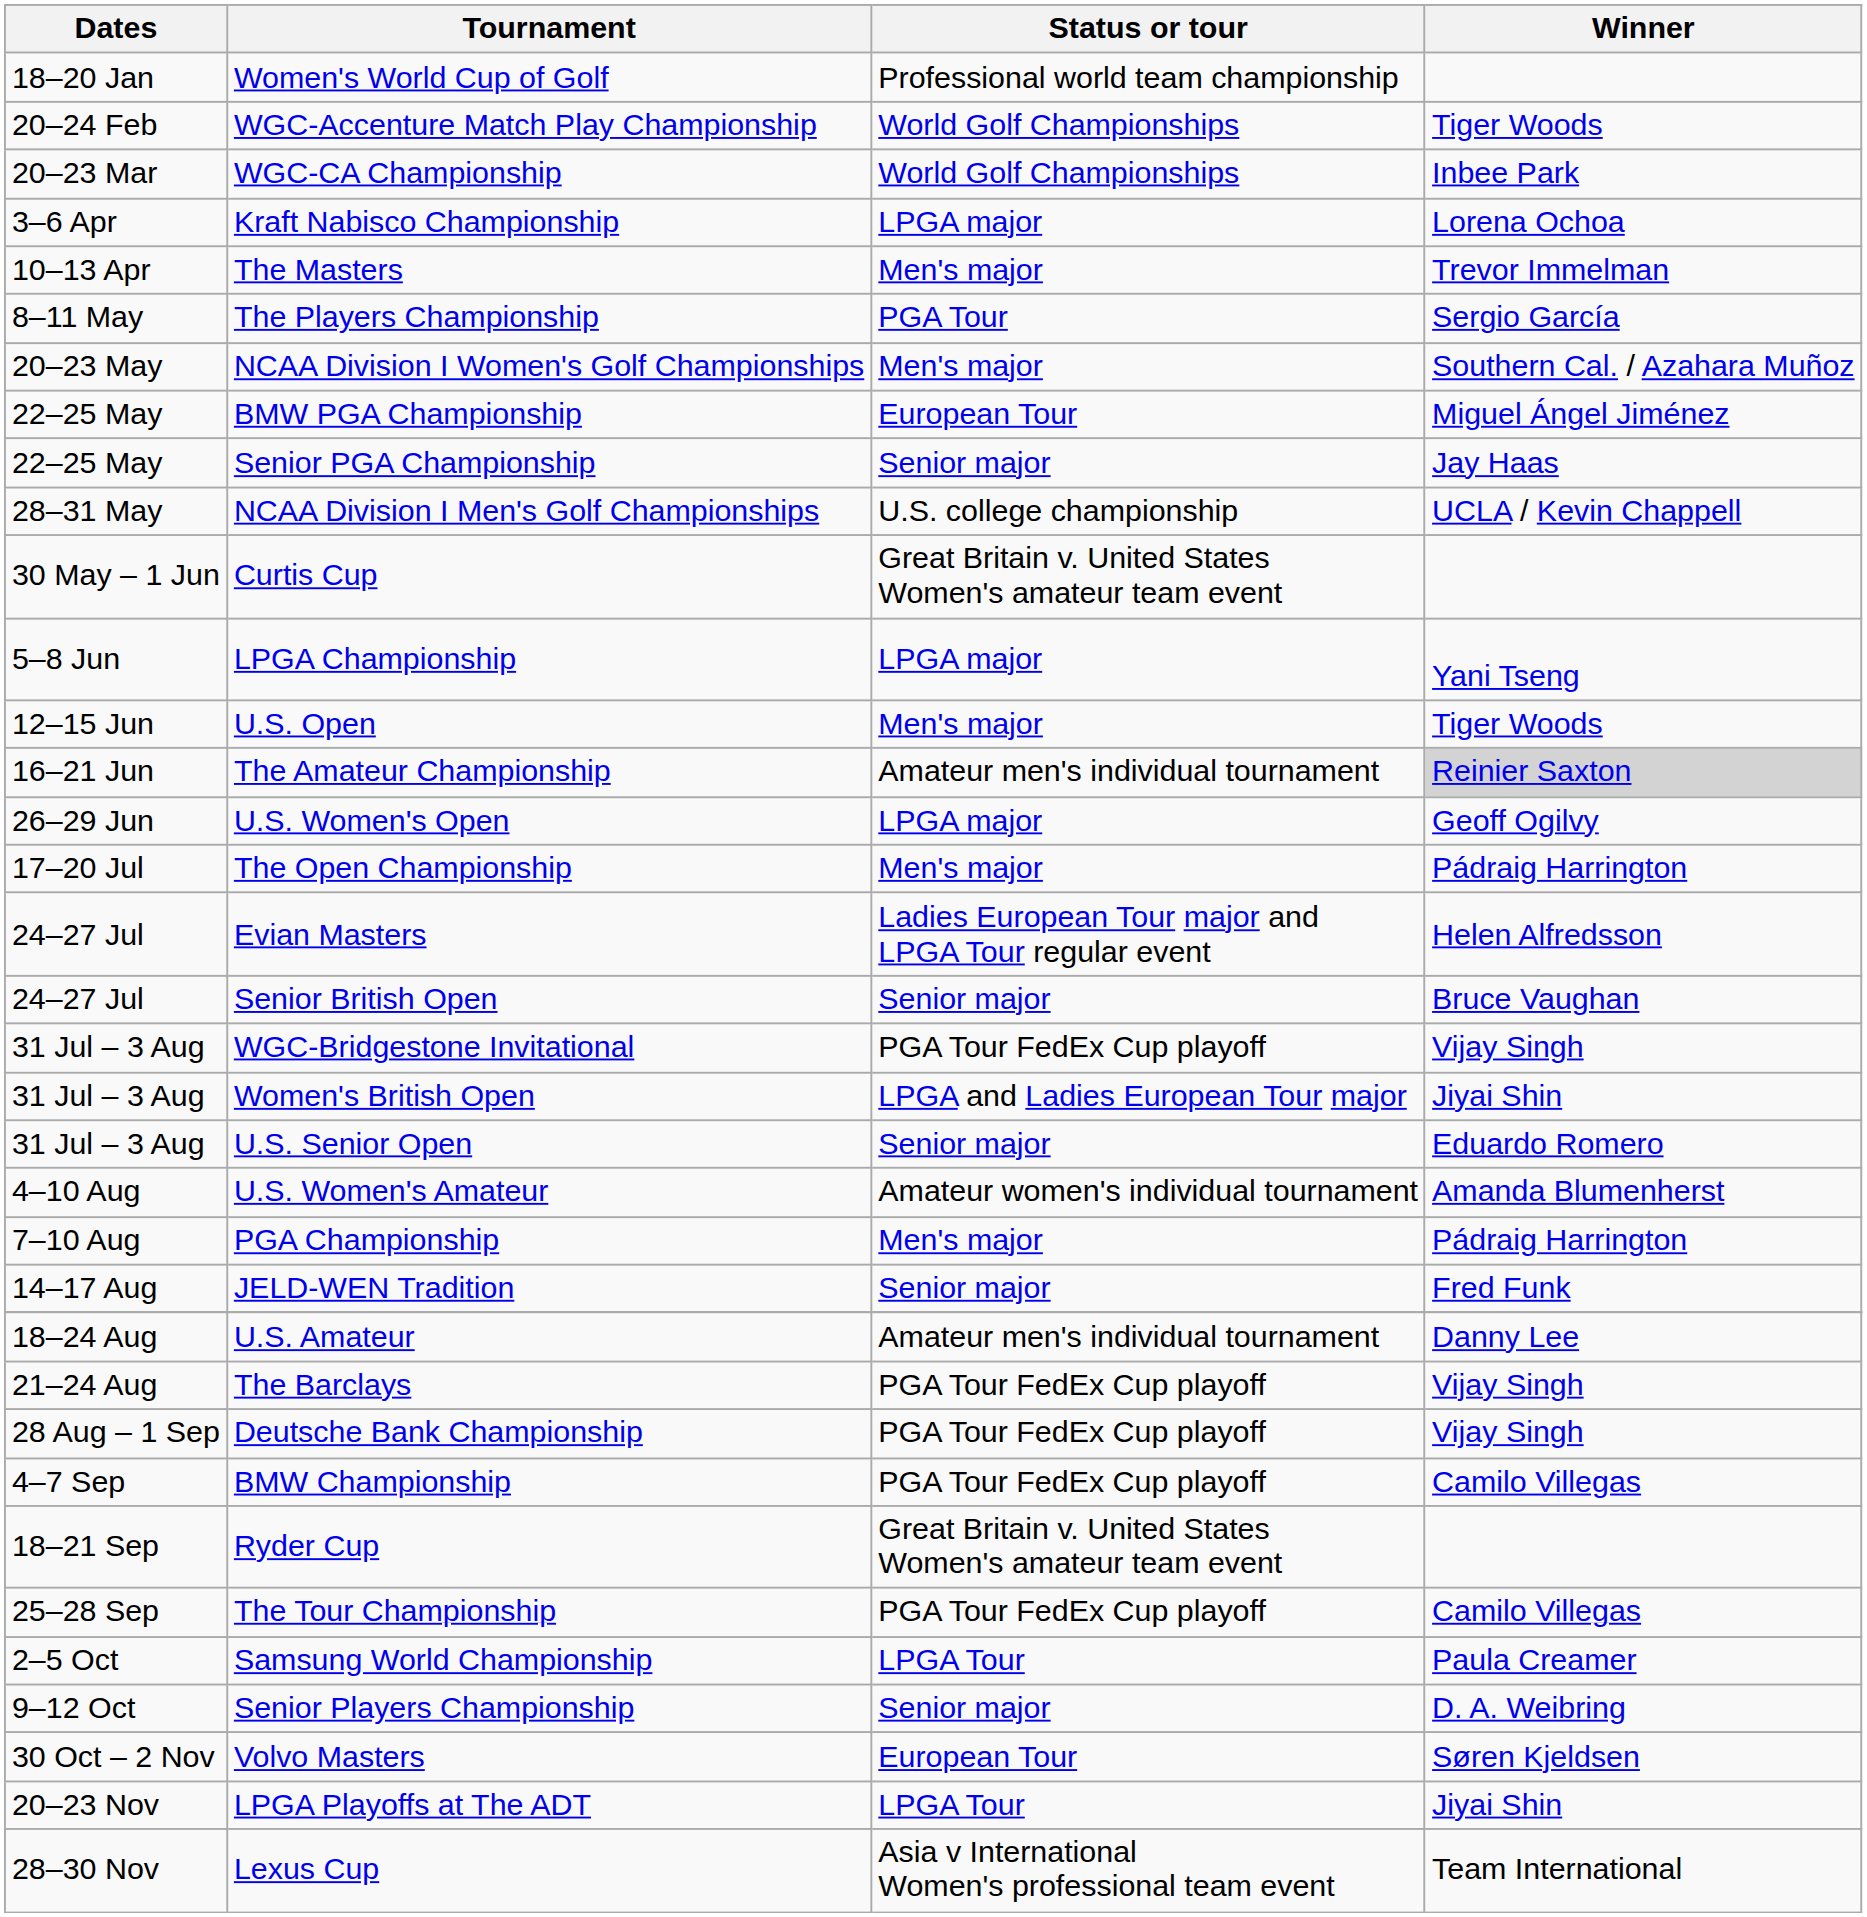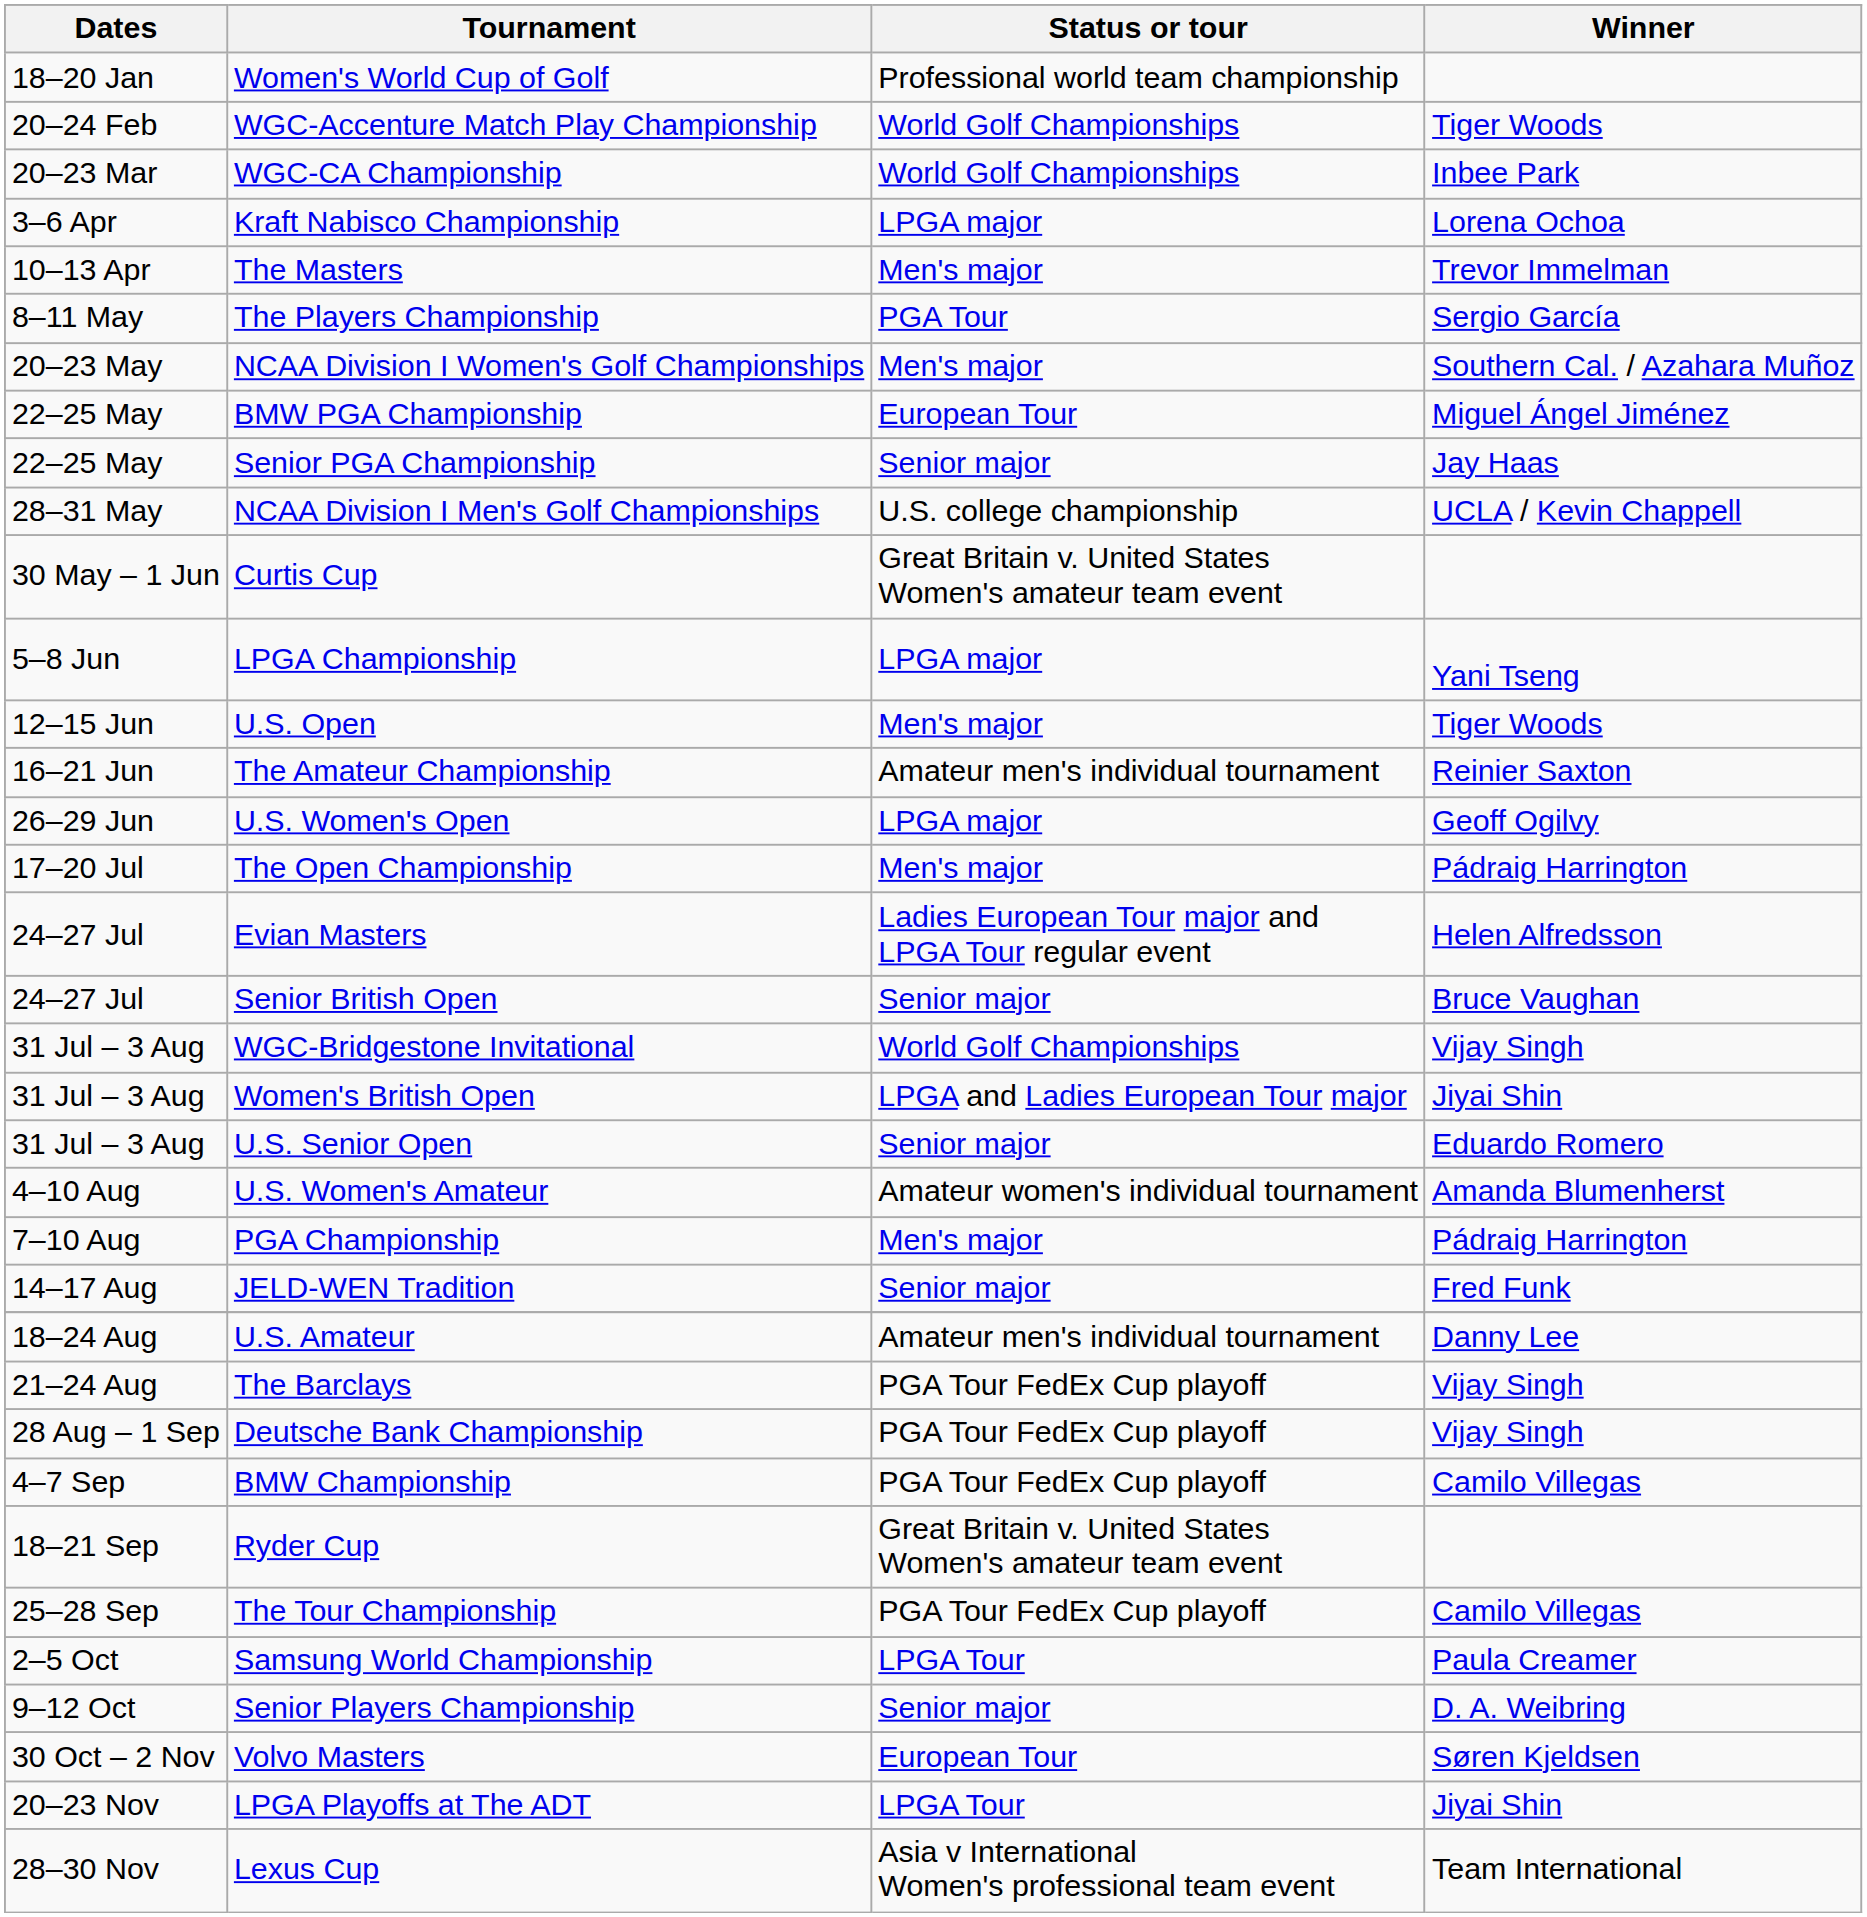(1532, 771) lightgrey background -> (1532, 771) no background
(1072, 1047) PGA Tour FedEx Cup playoff -> (1059, 1047) World Golf Championships
